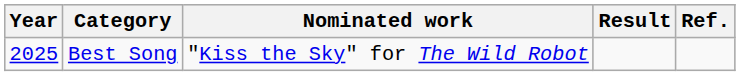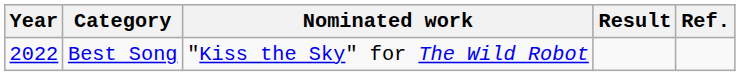(34, 54) 2025 -> (34, 54) 2022
